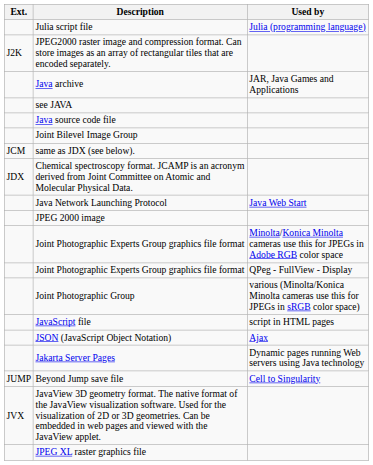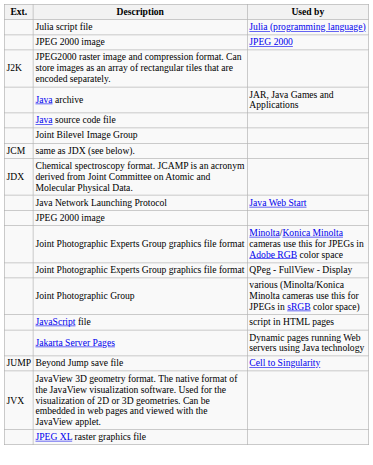+ row: (70, 42)
- row: (54, 105)
- row: (103, 337)
